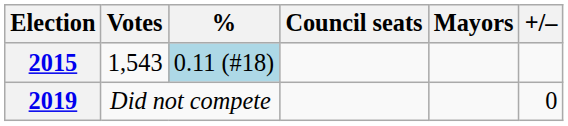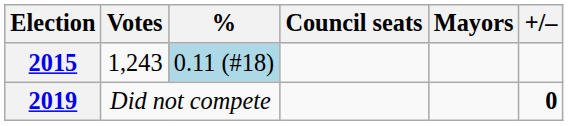(135, 62) 1,543 -> (135, 62) 1,243
(551, 100) normal -> (551, 100) bold
